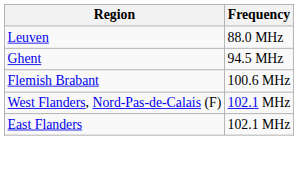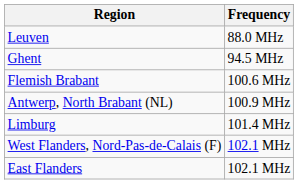+ row: (90, 102)
+ row: (32, 124)
